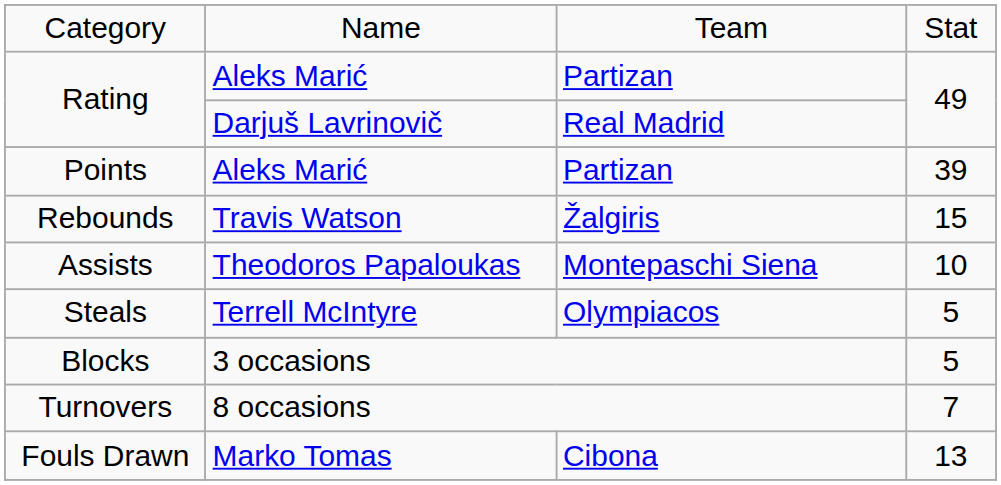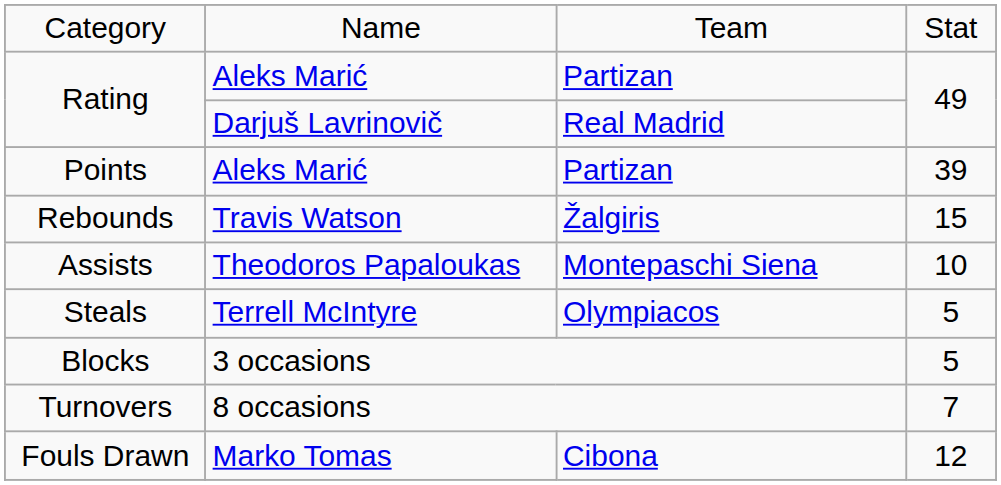(951, 455) 13 -> (951, 455) 12
